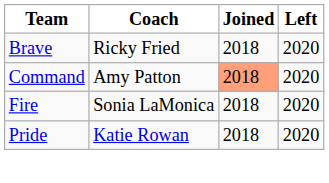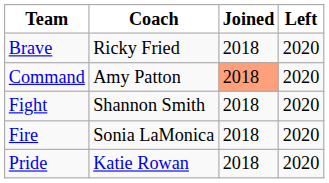+ row: (28, 105)
